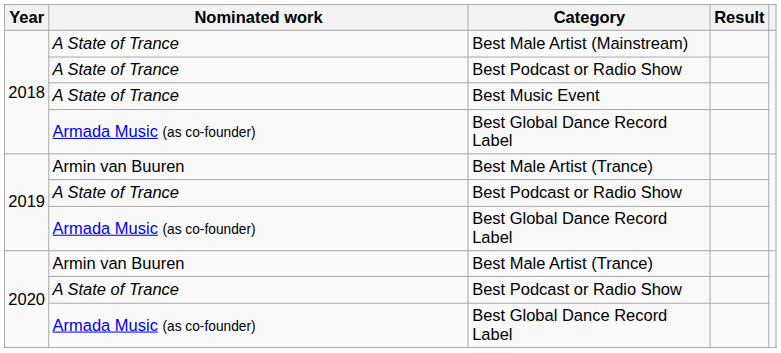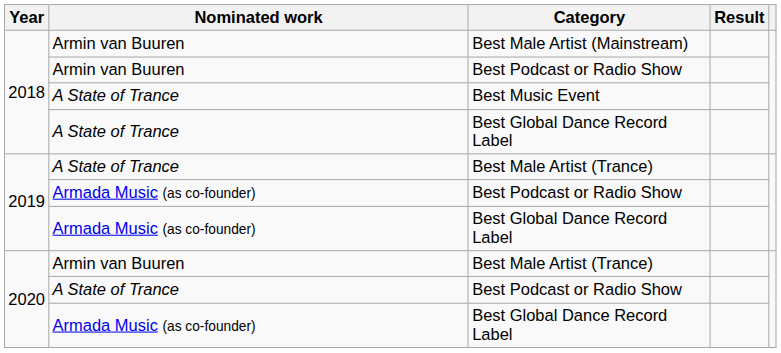(116, 43) A State of Trance -> (119, 43) Armin van Buuren
(116, 69) A State of Trance -> (119, 69) Armin van Buuren
(154, 131) Armada Music (as co-founder) -> (116, 131) A State of Trance
(119, 166) Armin van Buuren -> (116, 166) A State of Trance
(116, 192) A State of Trance -> (154, 192) Armada Music (as co-founder)
